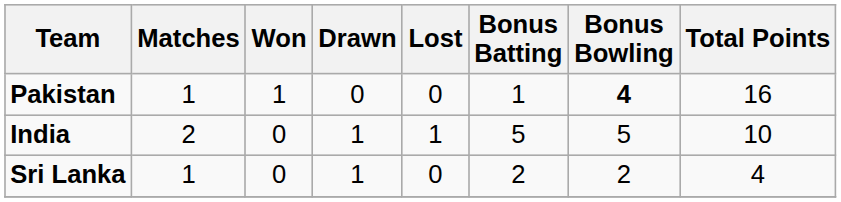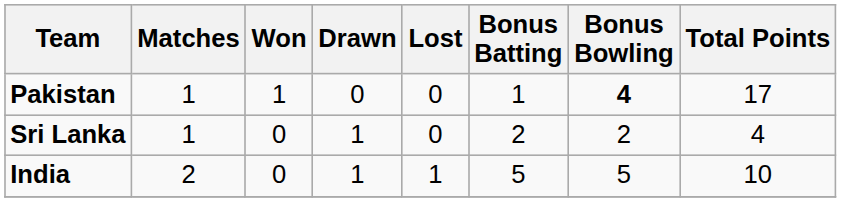(758, 94) 16 -> (758, 94) 17
rows swapped: (40, 134) <-> (68, 175)
